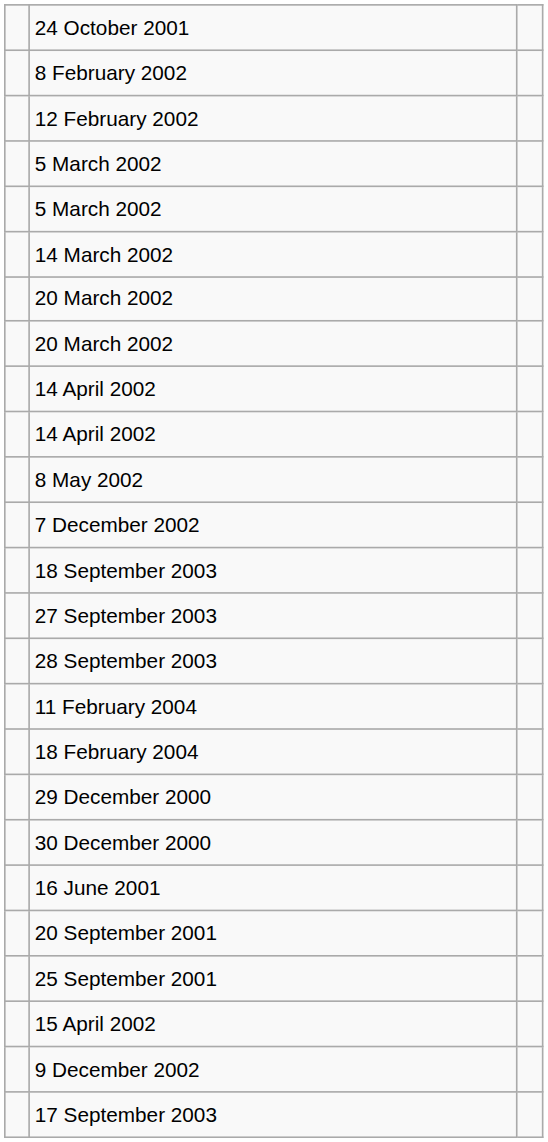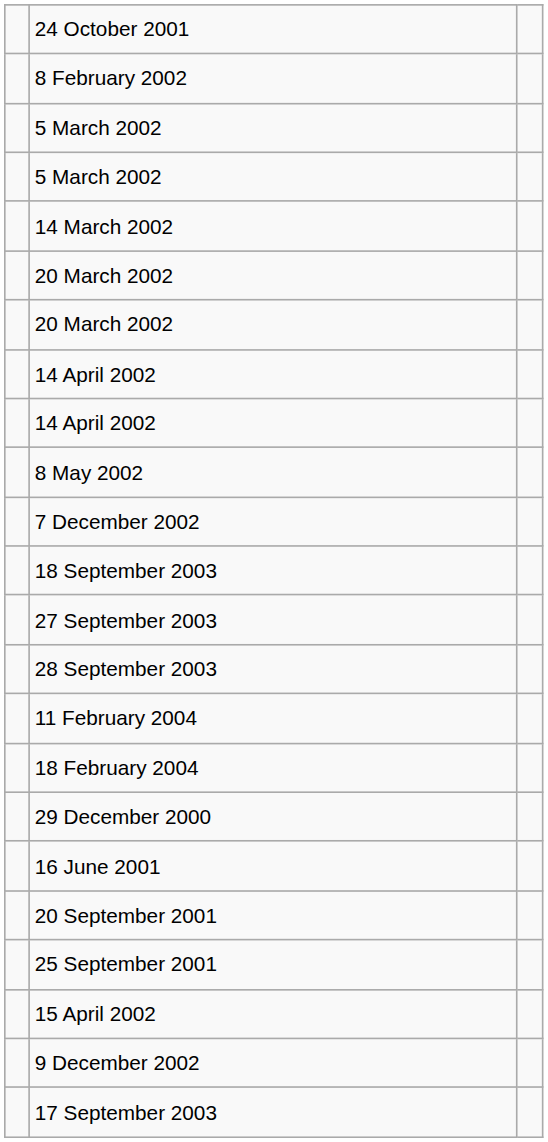- row: (17, 118)
- row: (17, 842)
